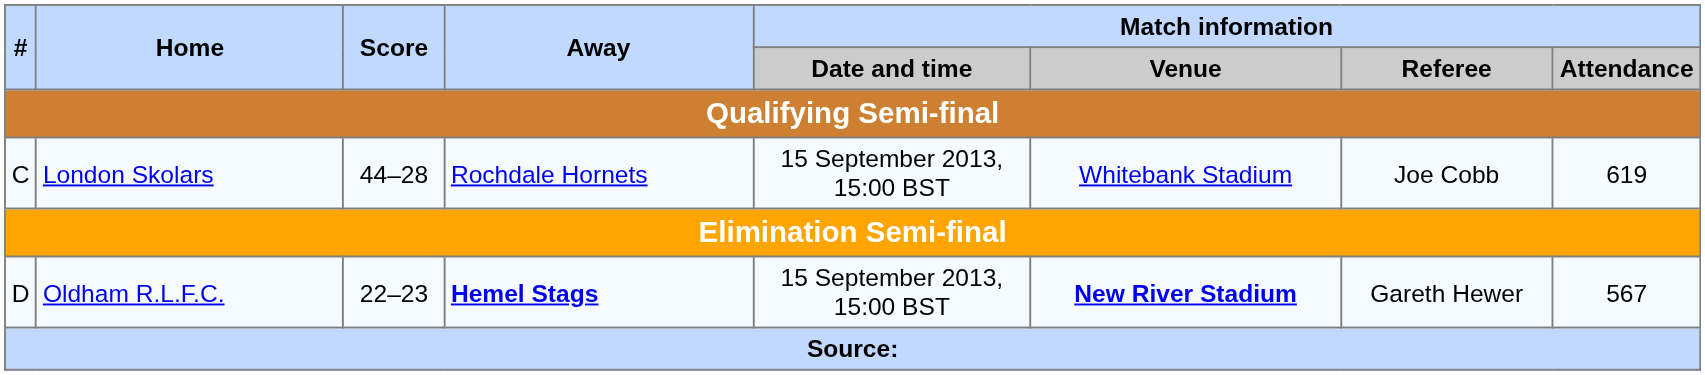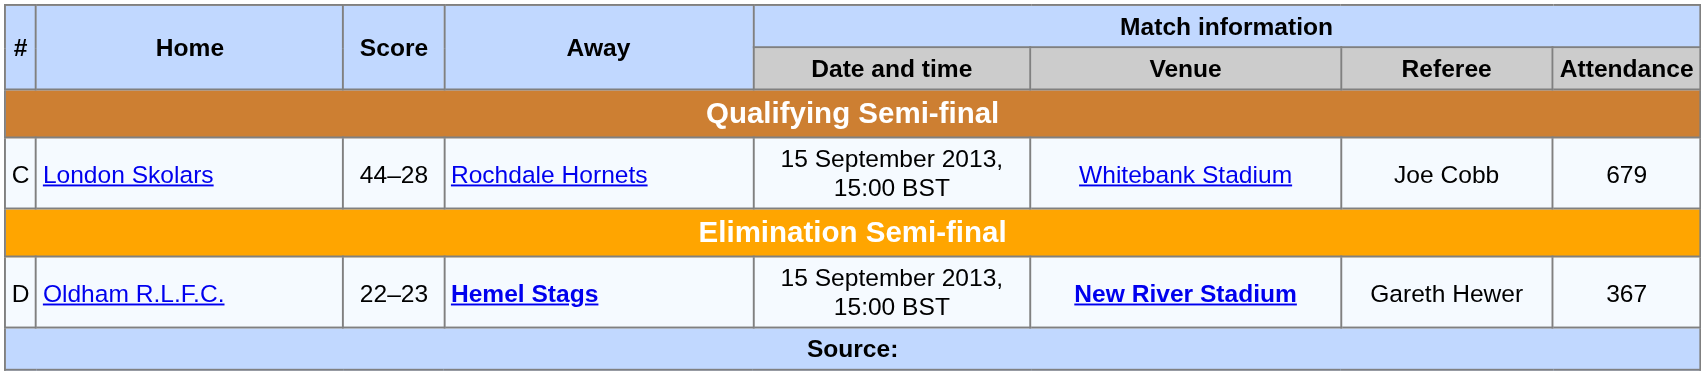(1627, 173) 619 -> (1627, 173) 679
(1627, 292) 567 -> (1627, 292) 367
